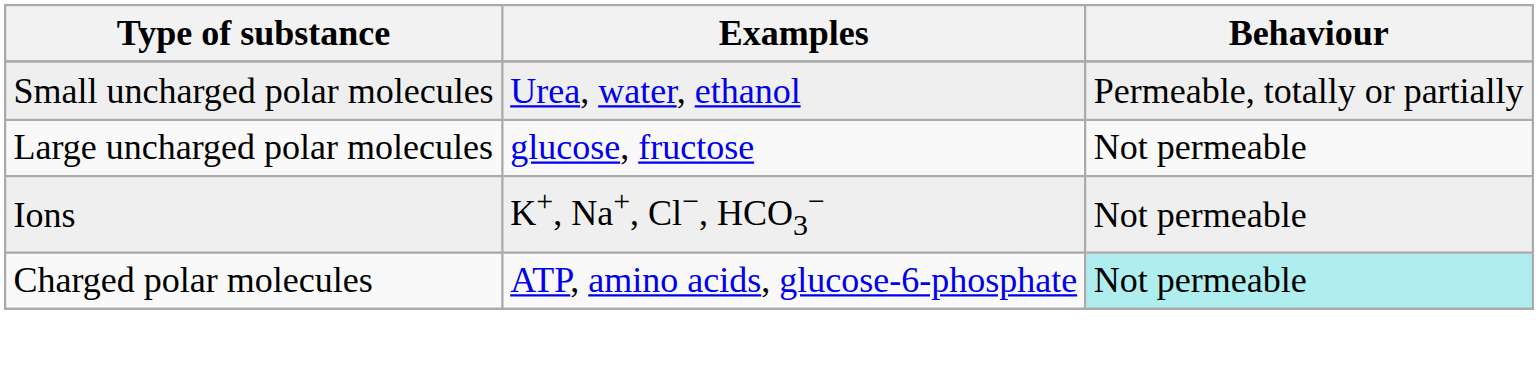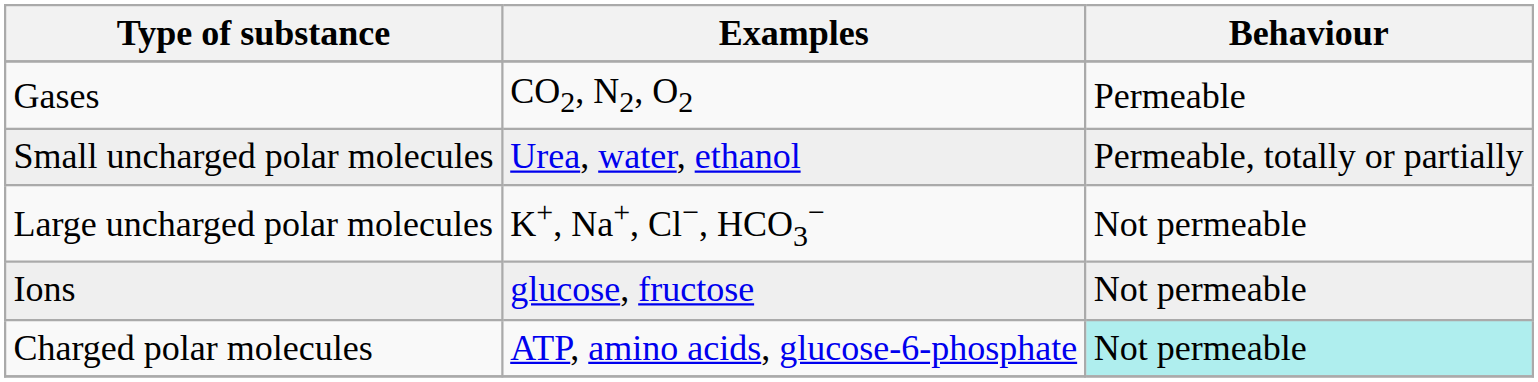+ row: (56, 94)
(632, 147) glucose, fructose -> (668, 223) K+, Na+, Cl−, HCO3−
(668, 213) K+, Na+, Cl−, HCO3− -> (632, 290) glucose, fructose
